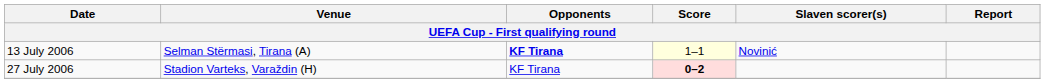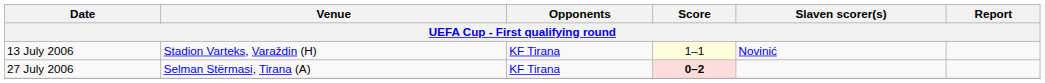(237, 51) Selman Stërmasi, Tirana (A) -> (240, 51) Stadion Varteks, Varaždin (H)
(536, 51) bold -> (535, 51) normal
(240, 69) Stadion Varteks, Varaždin (H) -> (237, 69) Selman Stërmasi, Tirana (A)
